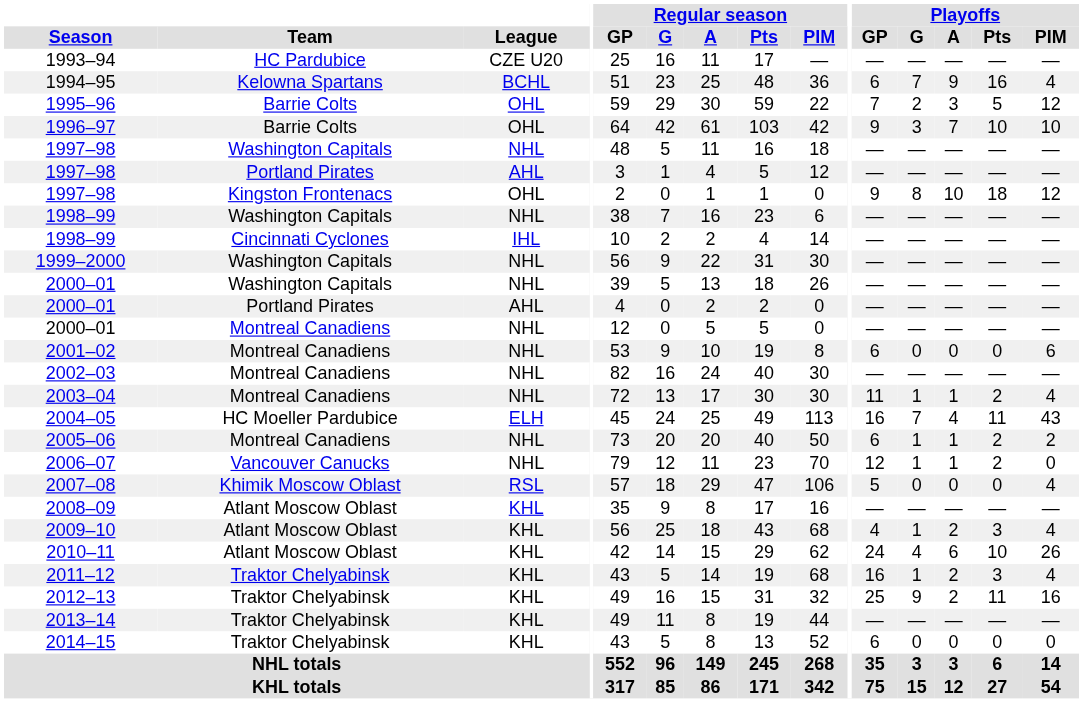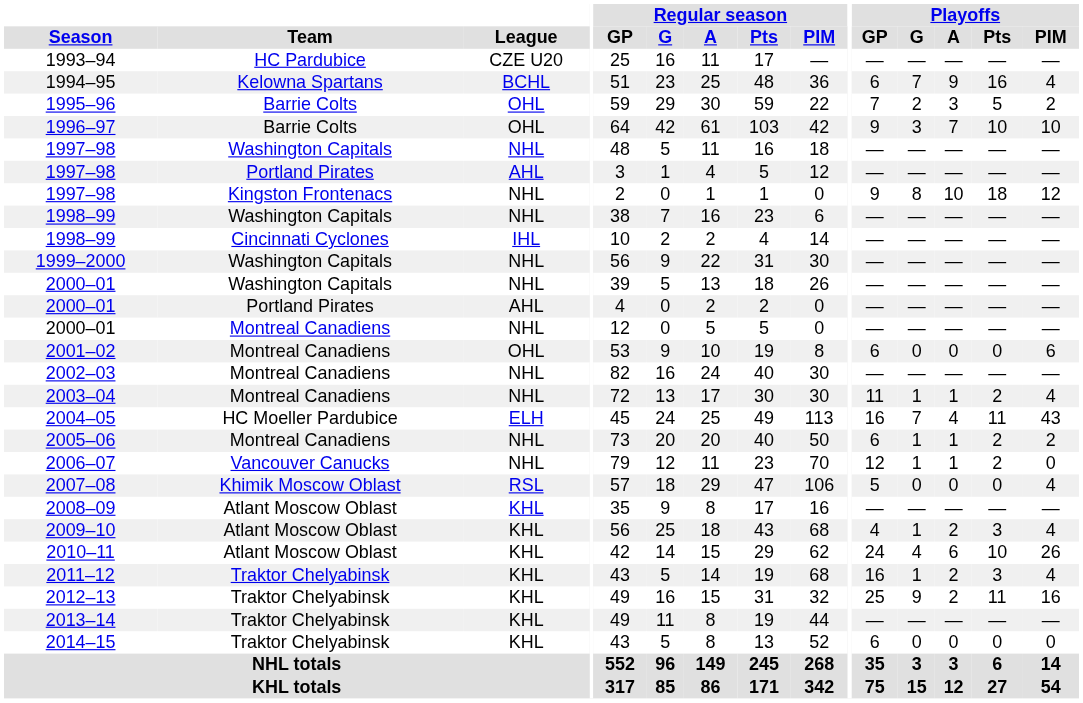(1051, 104) 12 -> (1051, 104) 2
(526, 194) OHL -> (526, 194) NHL
(526, 351) NHL -> (526, 351) OHL
